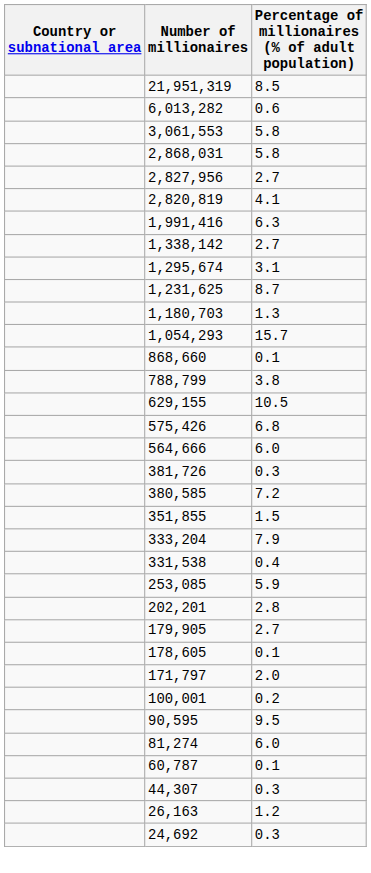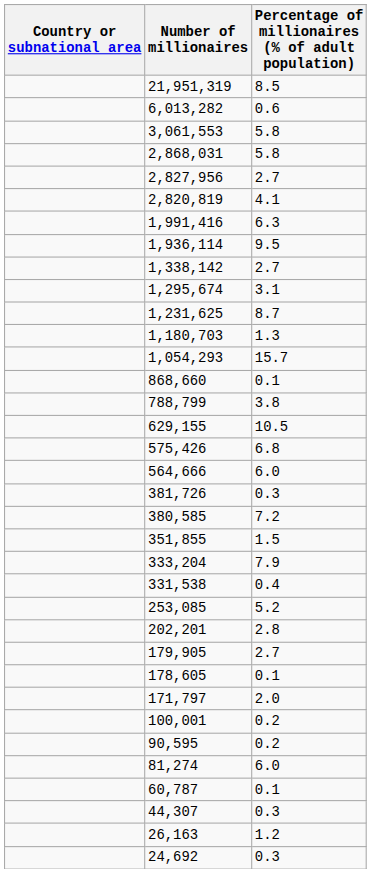+ row: (186, 245)
(267, 585) 5.9 -> (267, 608) 5.2
(267, 721) 9.5 -> (267, 744) 0.2
